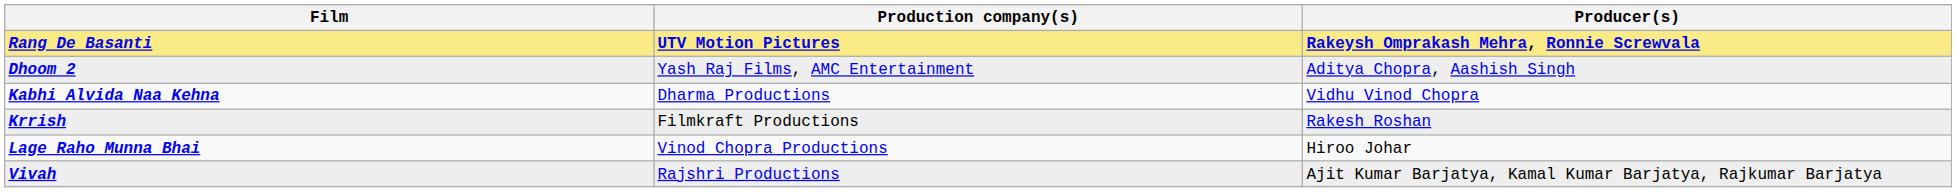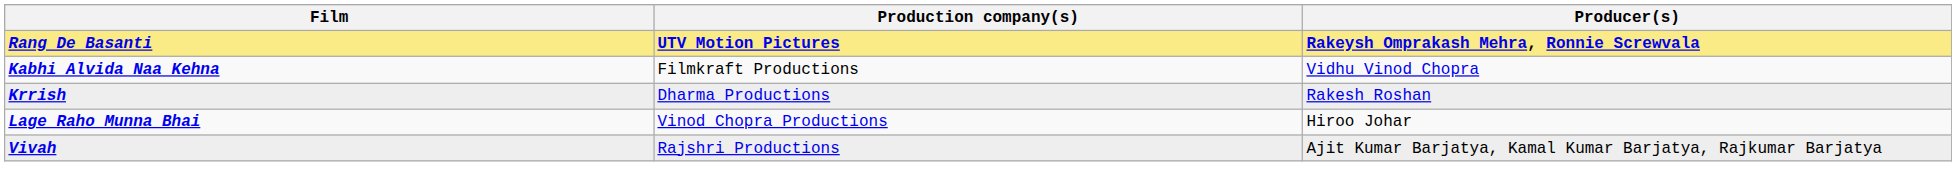- row: (42, 70)
(744, 96) Dharma Productions -> (758, 70) Filmkraft Productions
(758, 122) Filmkraft Productions -> (744, 96) Dharma Productions
